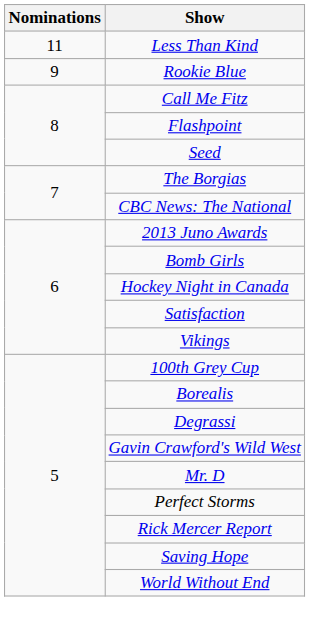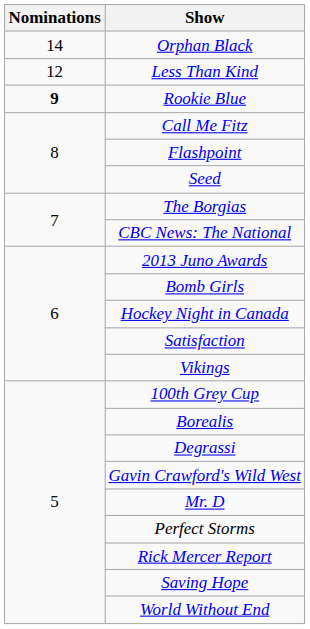+ row: (205, 44)
(55, 44) 11 -> (55, 71) 12
(55, 71) normal -> (55, 98) bold
